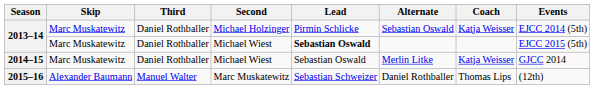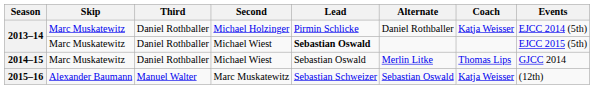(418, 28) Sebastian Oswald -> (418, 28) Daniel Rothballer
(486, 60) Katja Weisser -> (485, 60) Thomas Lips
(418, 76) Daniel Rothballer -> (418, 76) Sebastian Oswald
(485, 76) Thomas Lips -> (486, 76) Katja Weisser
